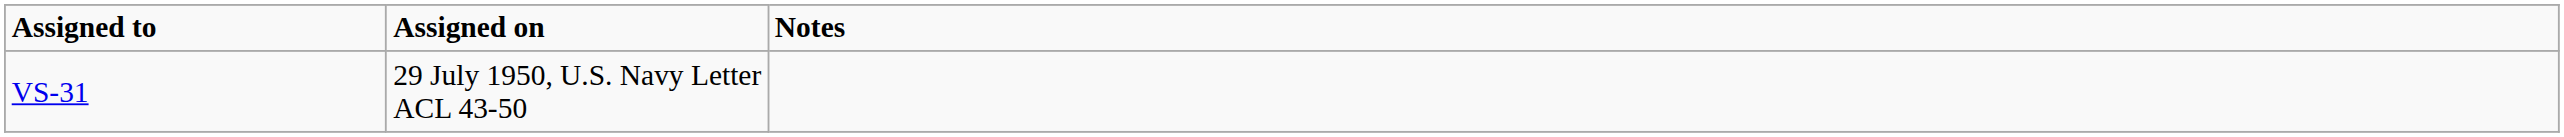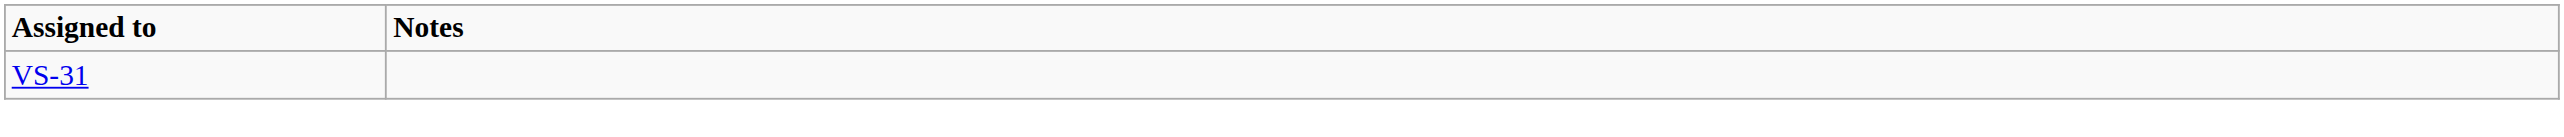- column: (469, 27)
